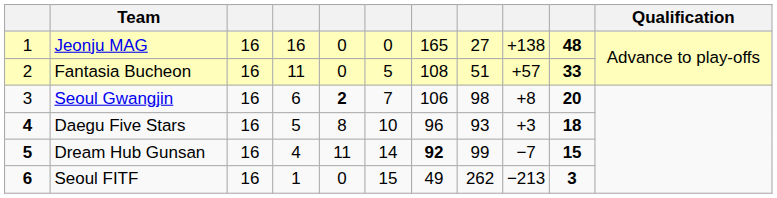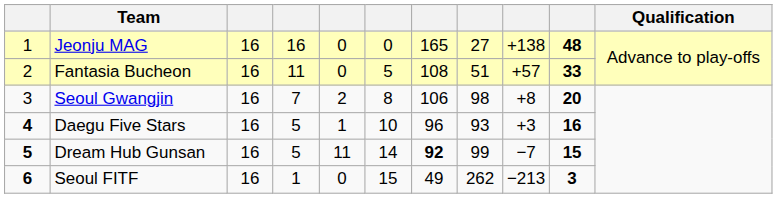(296, 98) 6 -> (296, 98) 7
(342, 98) bold -> (342, 98) normal
(388, 98) 7 -> (388, 98) 8
(342, 125) 8 -> (342, 125) 1
(572, 125) 18 -> (572, 125) 16
(296, 152) 4 -> (296, 152) 5
